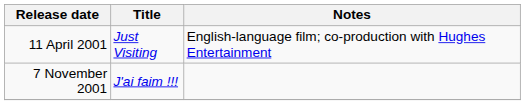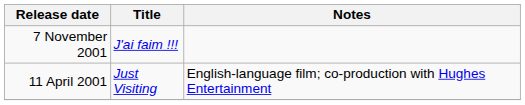rows swapped: (68, 44) <-> (70, 81)
